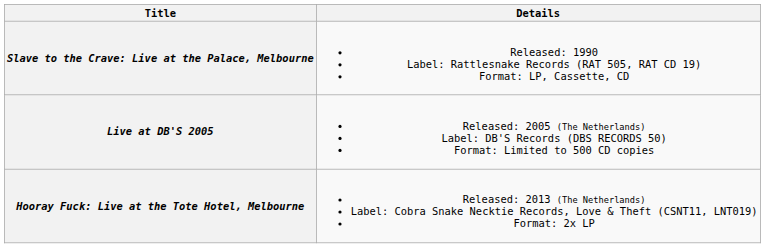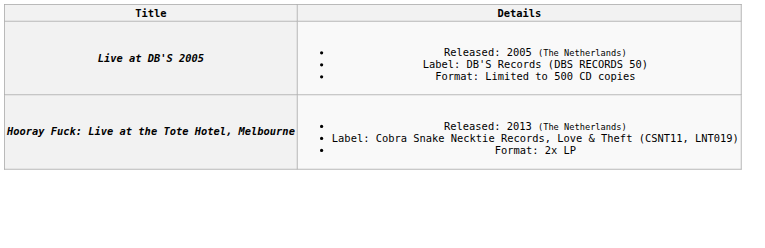- row: (160, 58)
